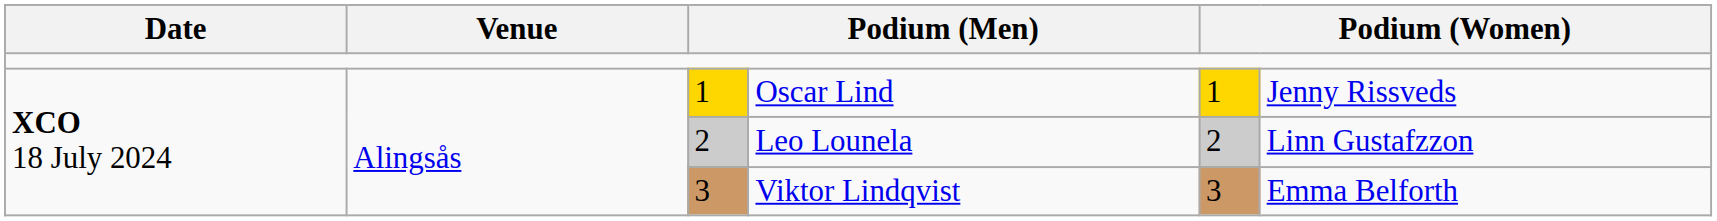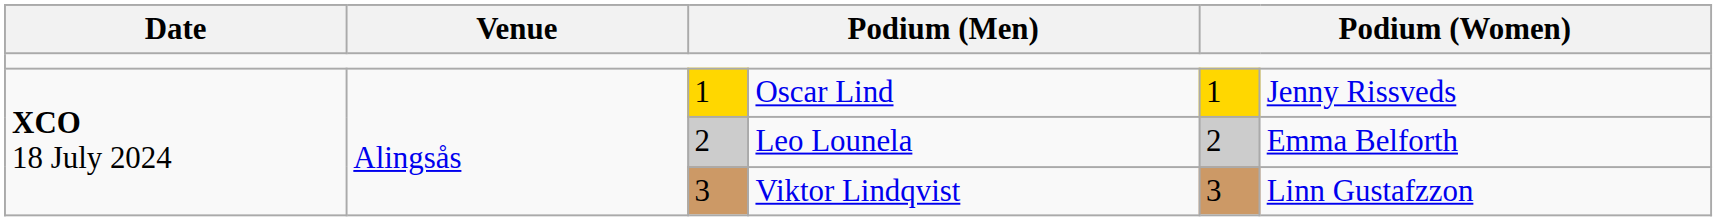(1370, 141) Linn Gustafzzon -> (1362, 141) Emma Belforth
(1362, 190) Emma Belforth -> (1370, 190) Linn Gustafzzon
